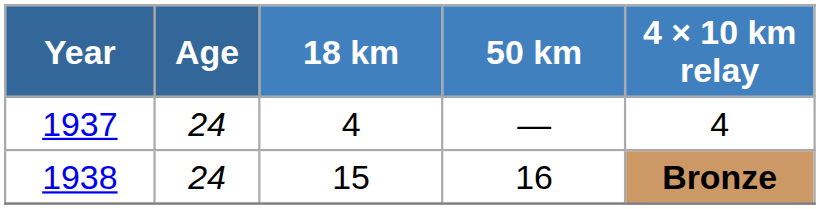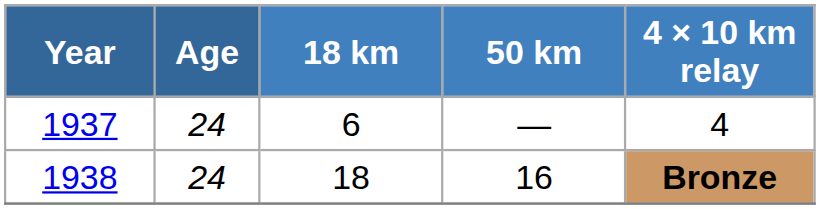(351, 124) 4 -> (351, 124) 6
(351, 177) 15 -> (351, 177) 18
